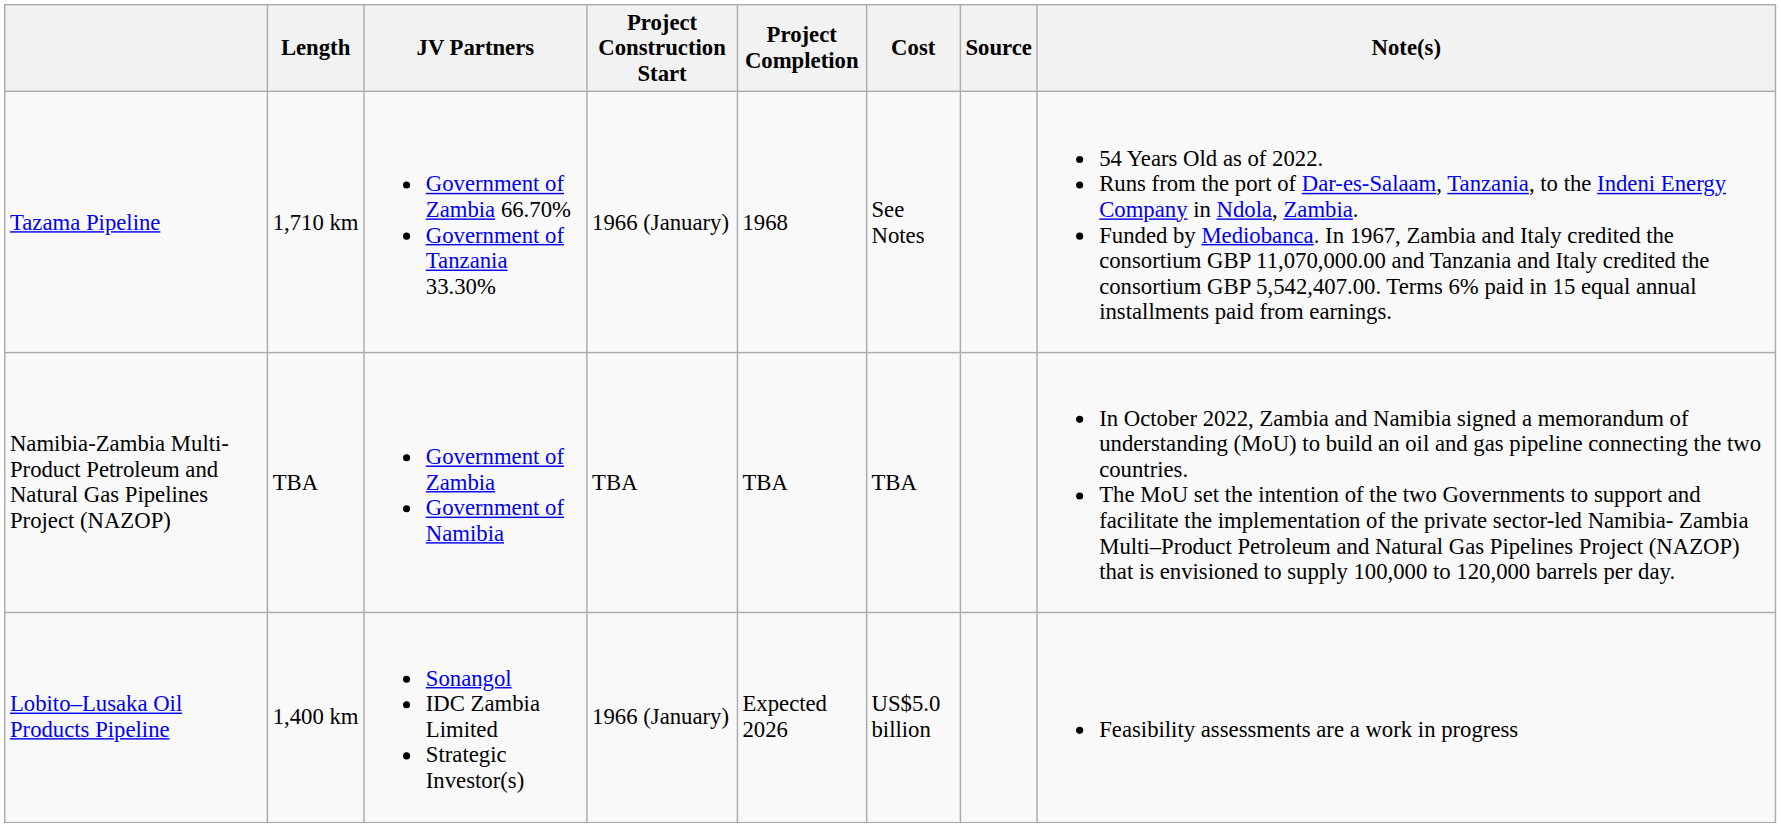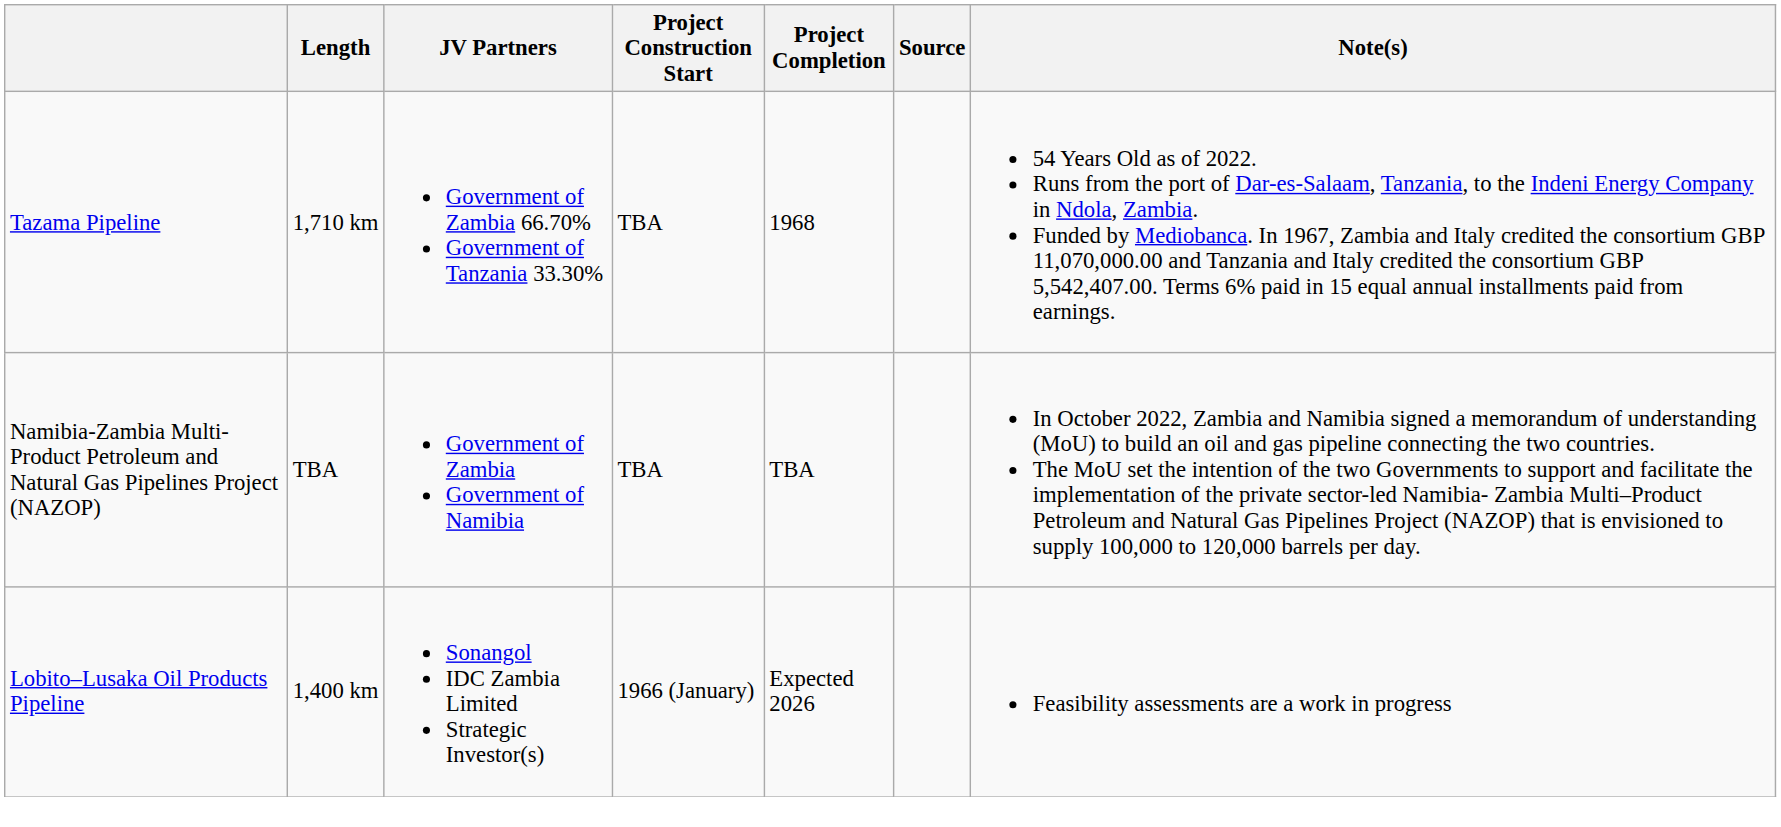- column: (913, 48)
(661, 221) 1966 (January) -> (640, 221) TBA
